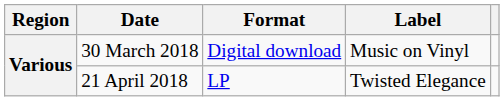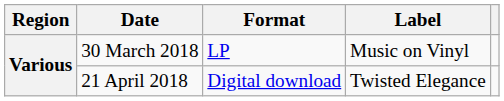(274, 50) Digital download -> (219, 50) LP
(219, 80) LP -> (274, 80) Digital download
